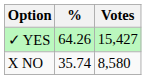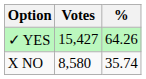columns swapped: (118, 16) <-> (75, 16)
